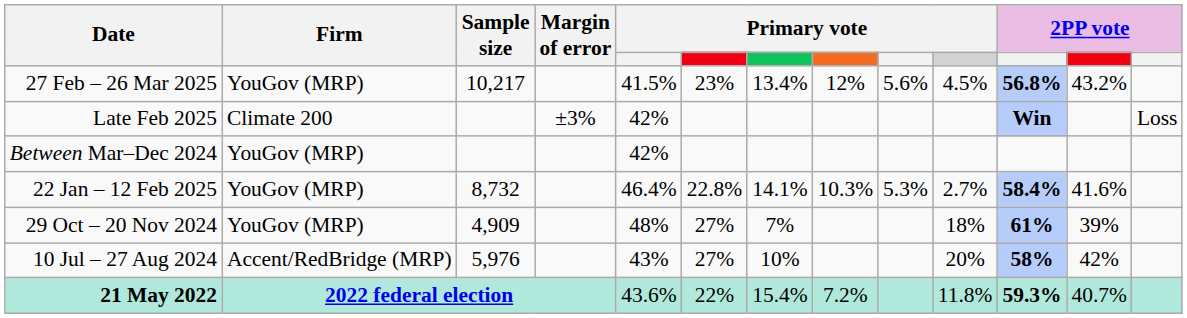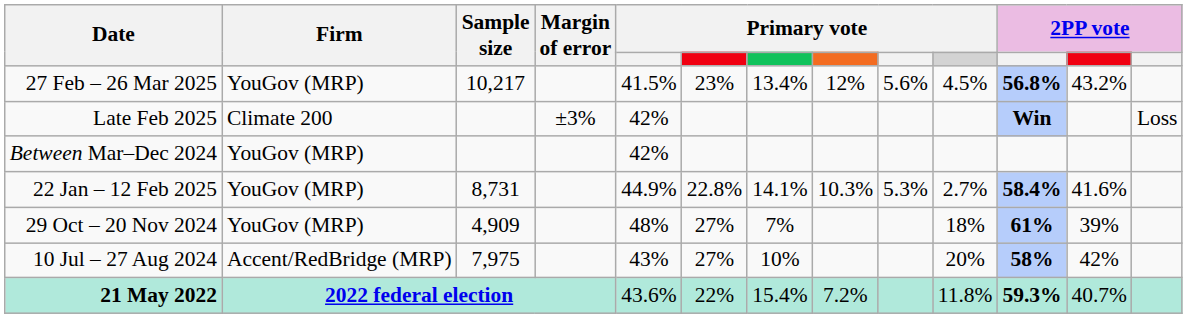(496, 189) 8,732 -> (496, 189) 8,731
(649, 189) 46.4% -> (649, 189) 44.9%
(496, 260) 5,976 -> (496, 260) 7,975
